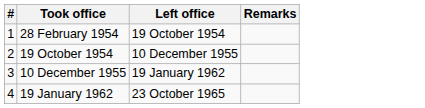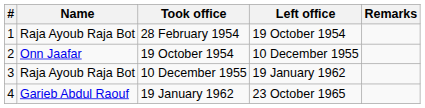+ column: (77, 14)
